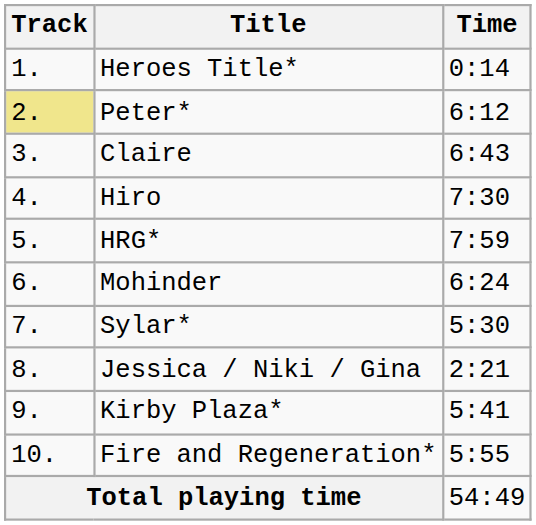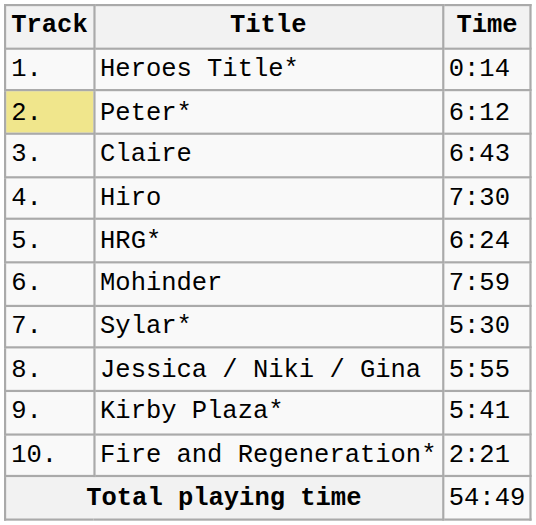(479, 240) 7:59 -> (479, 240) 6:24
(479, 283) 6:24 -> (479, 283) 7:59
(479, 369) 2:21 -> (479, 369) 5:55
(479, 455) 5:55 -> (479, 455) 2:21
